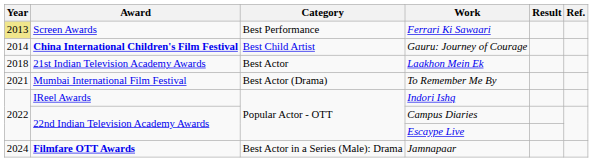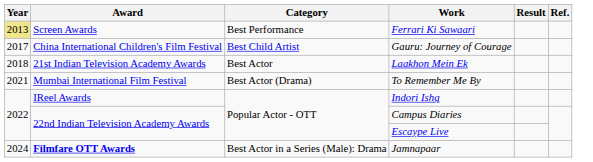(18, 47) 2014 -> (18, 47) 2017
(136, 47) bold -> (128, 47) normal
